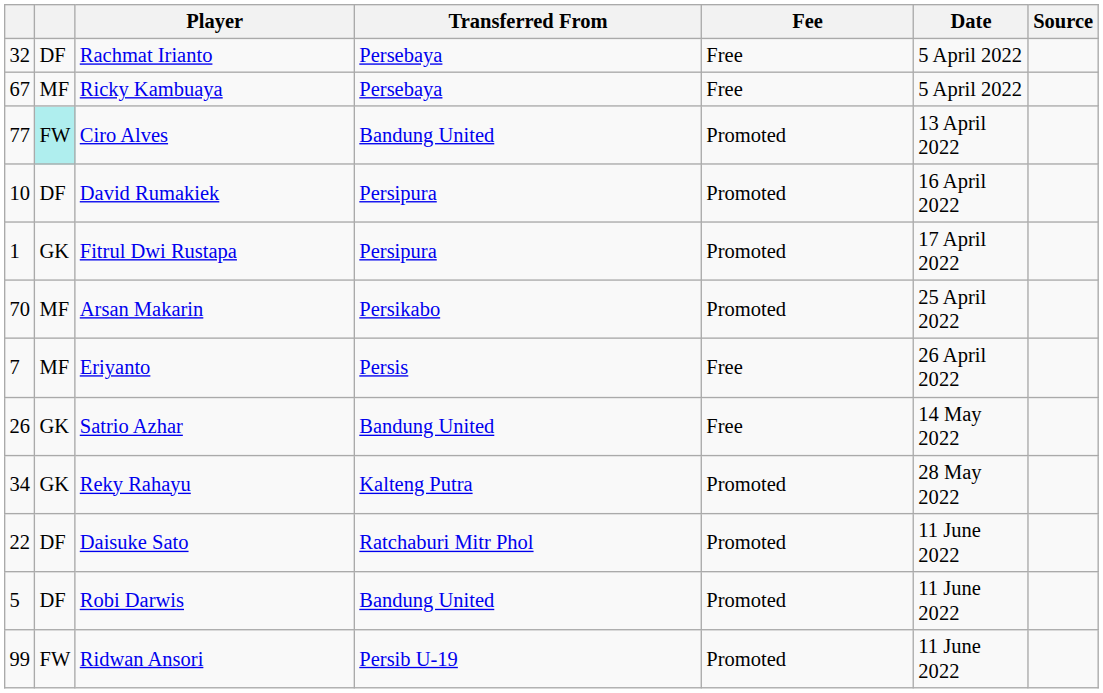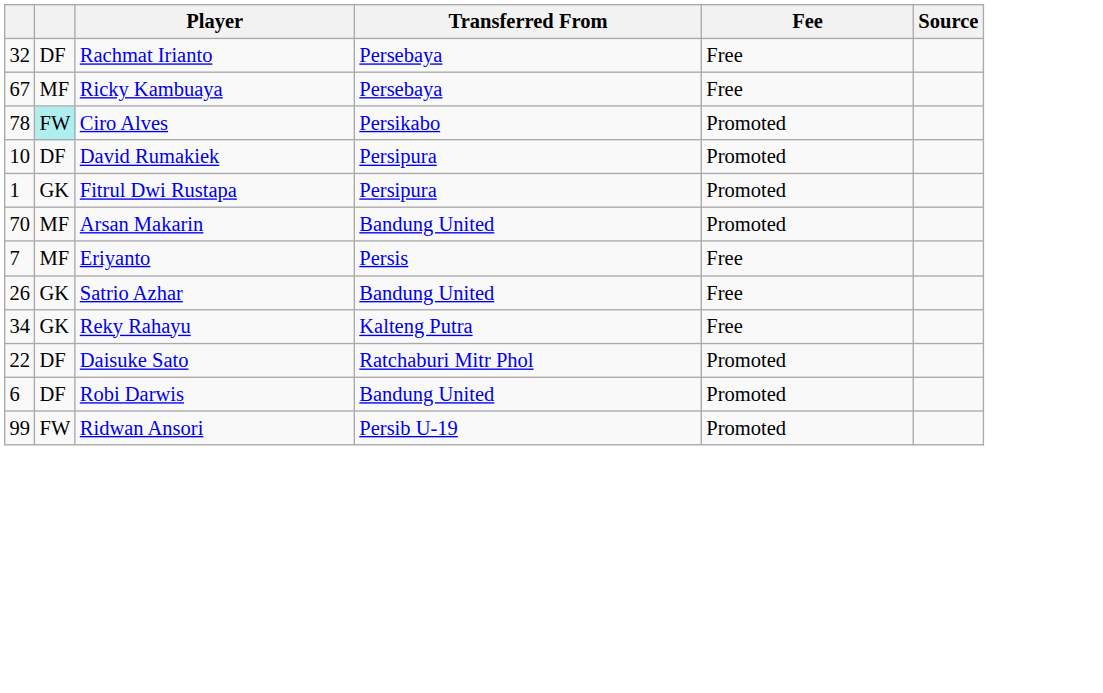- column: (971, 21)
(20, 135) 77 -> (20, 123) 78
(427, 135) Bandung United -> (400, 123) Persikabo
(400, 309) Persikabo -> (427, 224) Bandung United
(746, 484) Promoted -> (725, 326) Free
(15, 600) 5 -> (15, 393) 6
